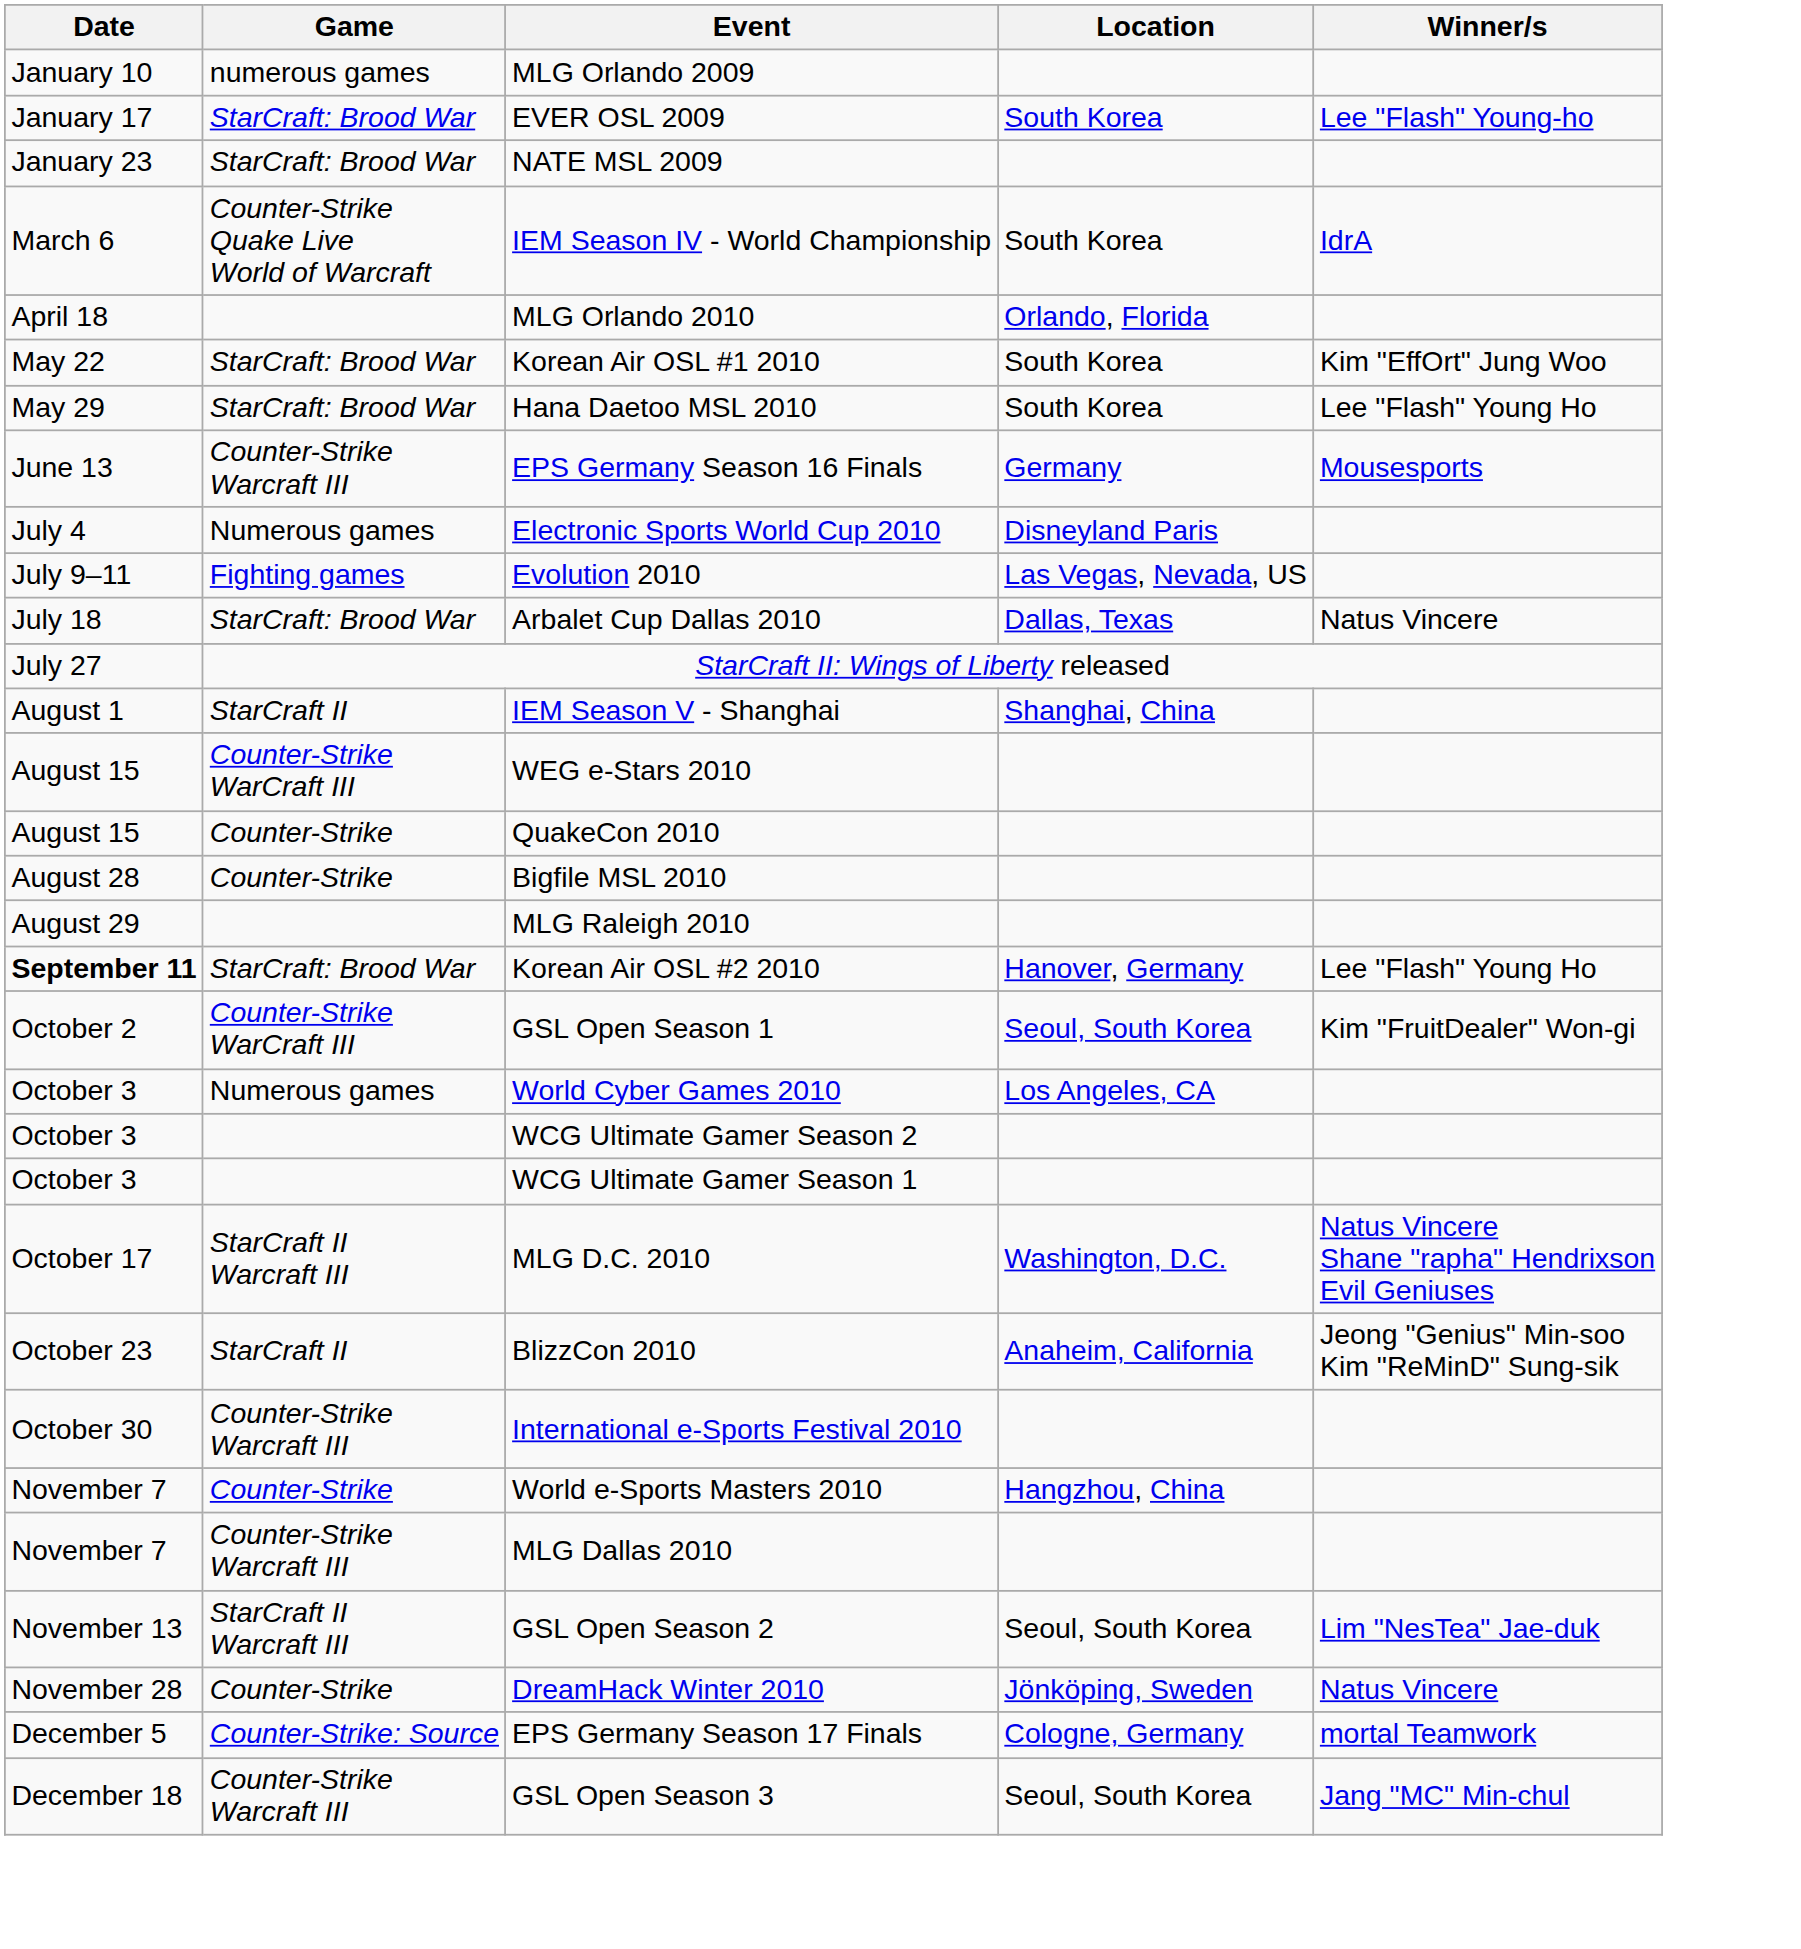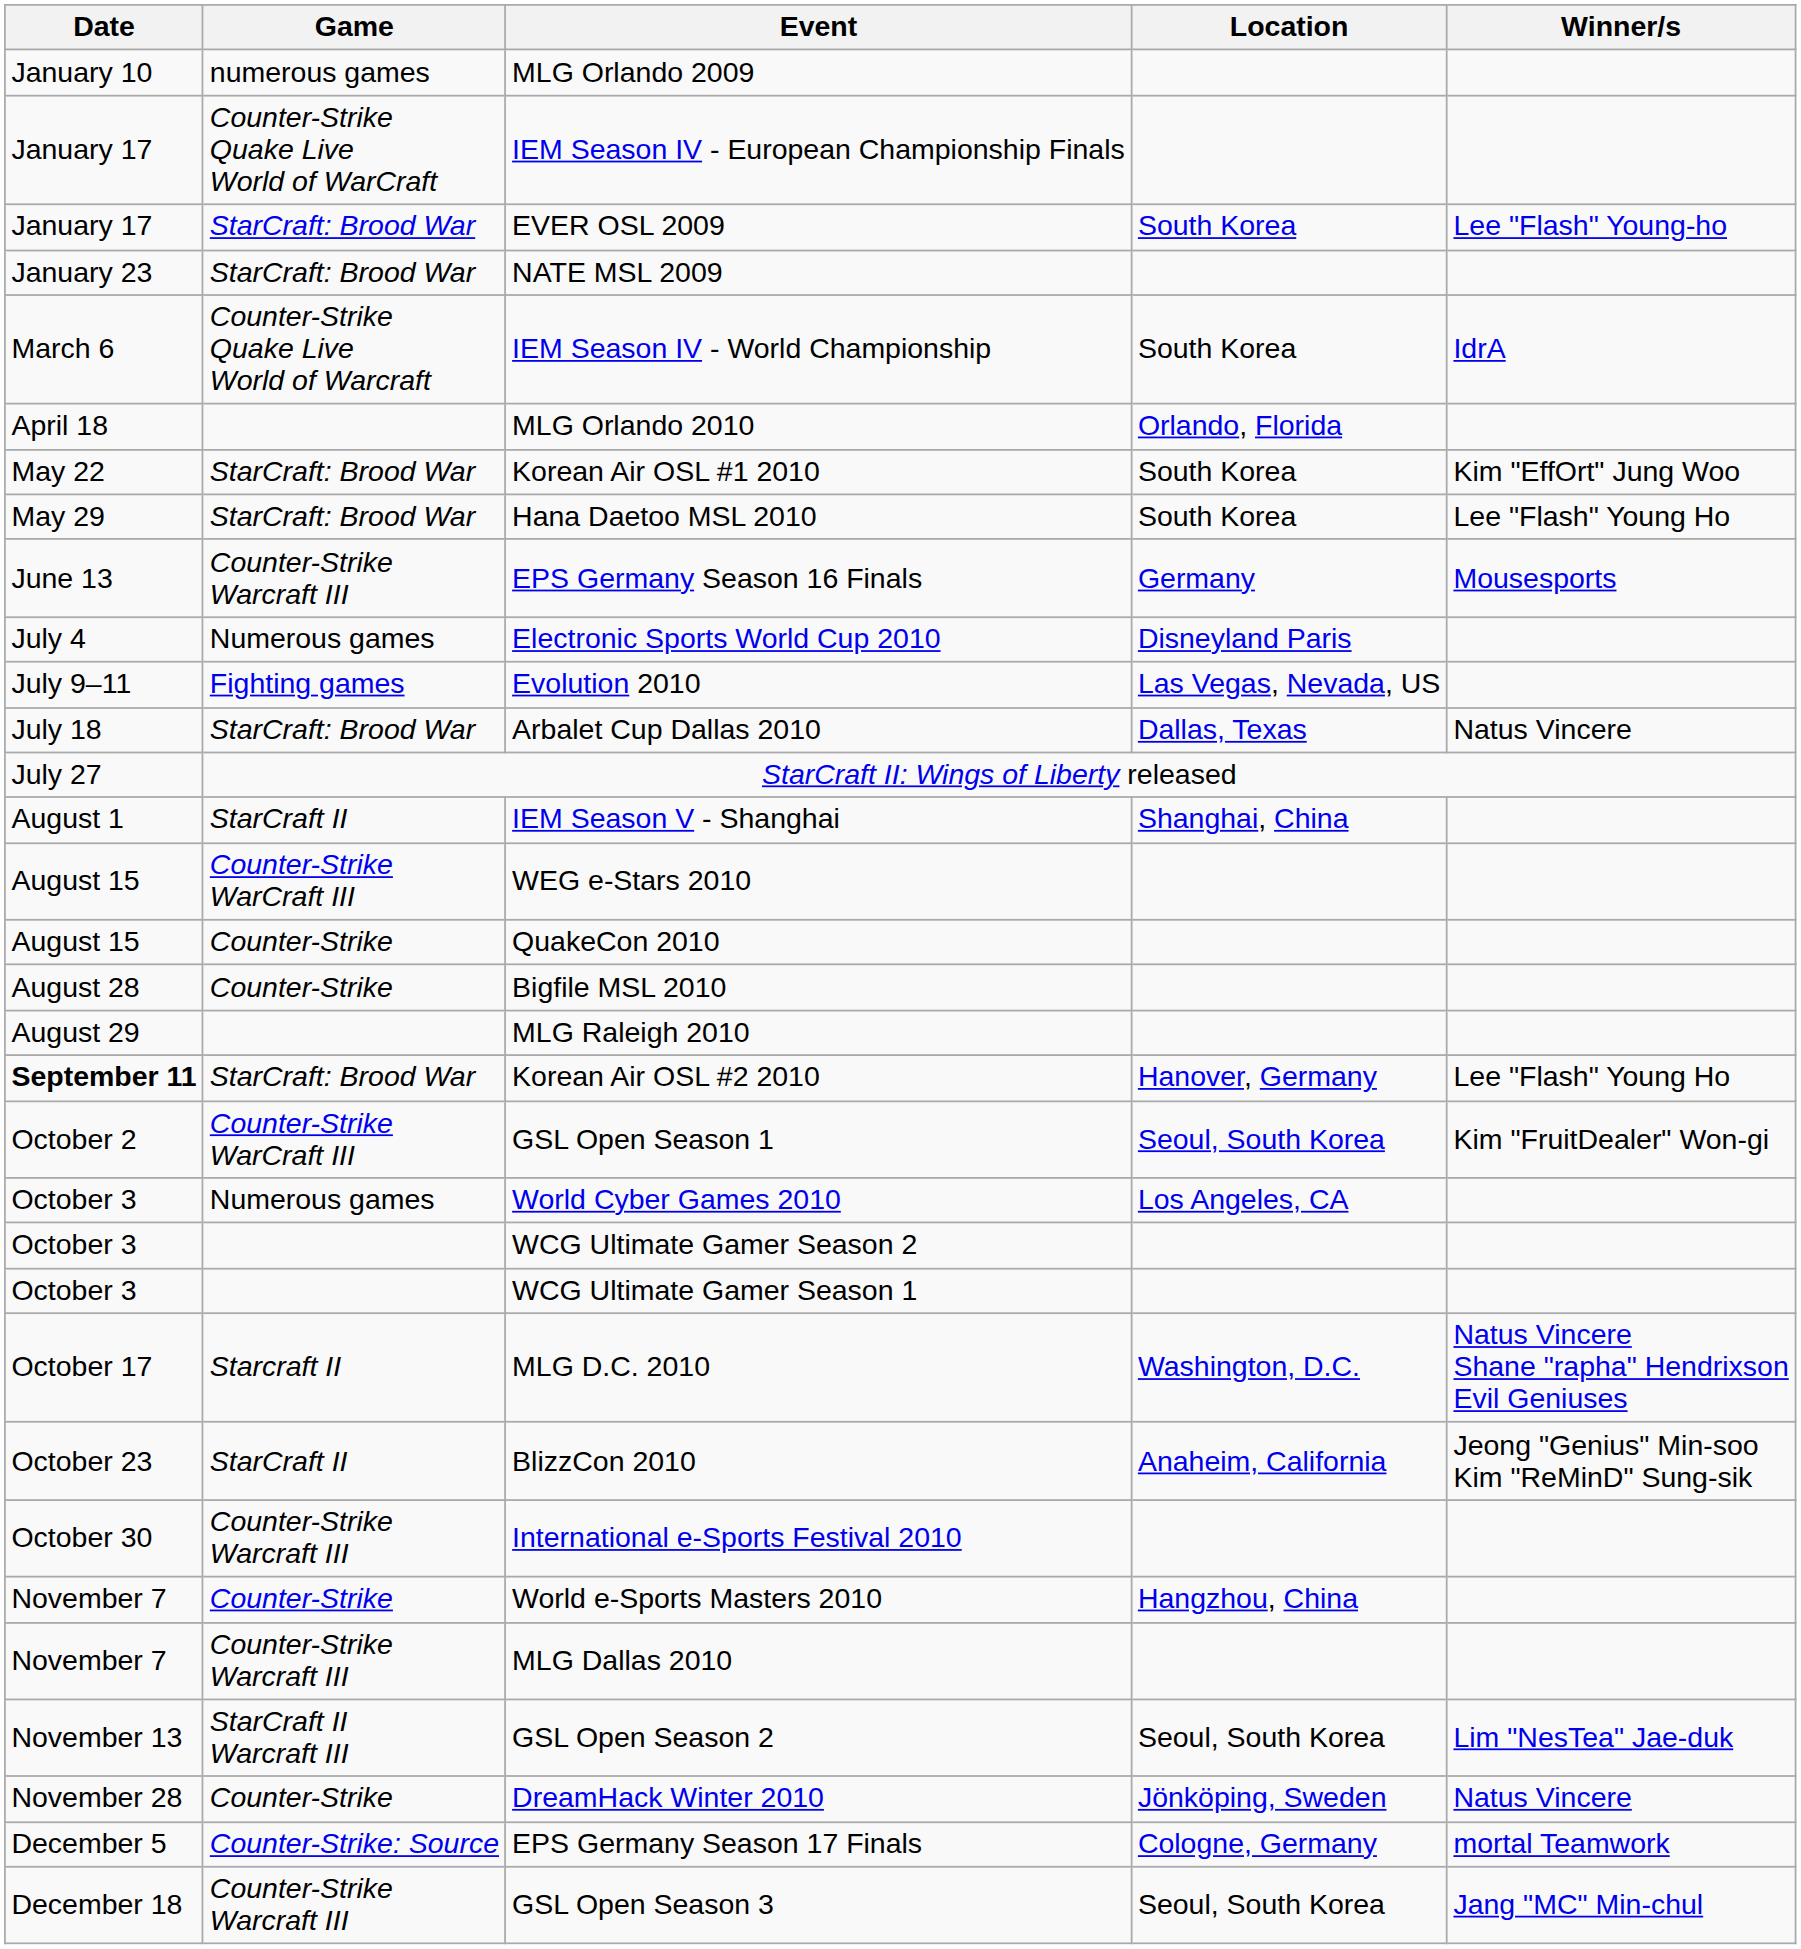+ row: (818, 149)
(279, 1258) StarCraft II Warcraft III -> (275, 1367) Starcraft II
